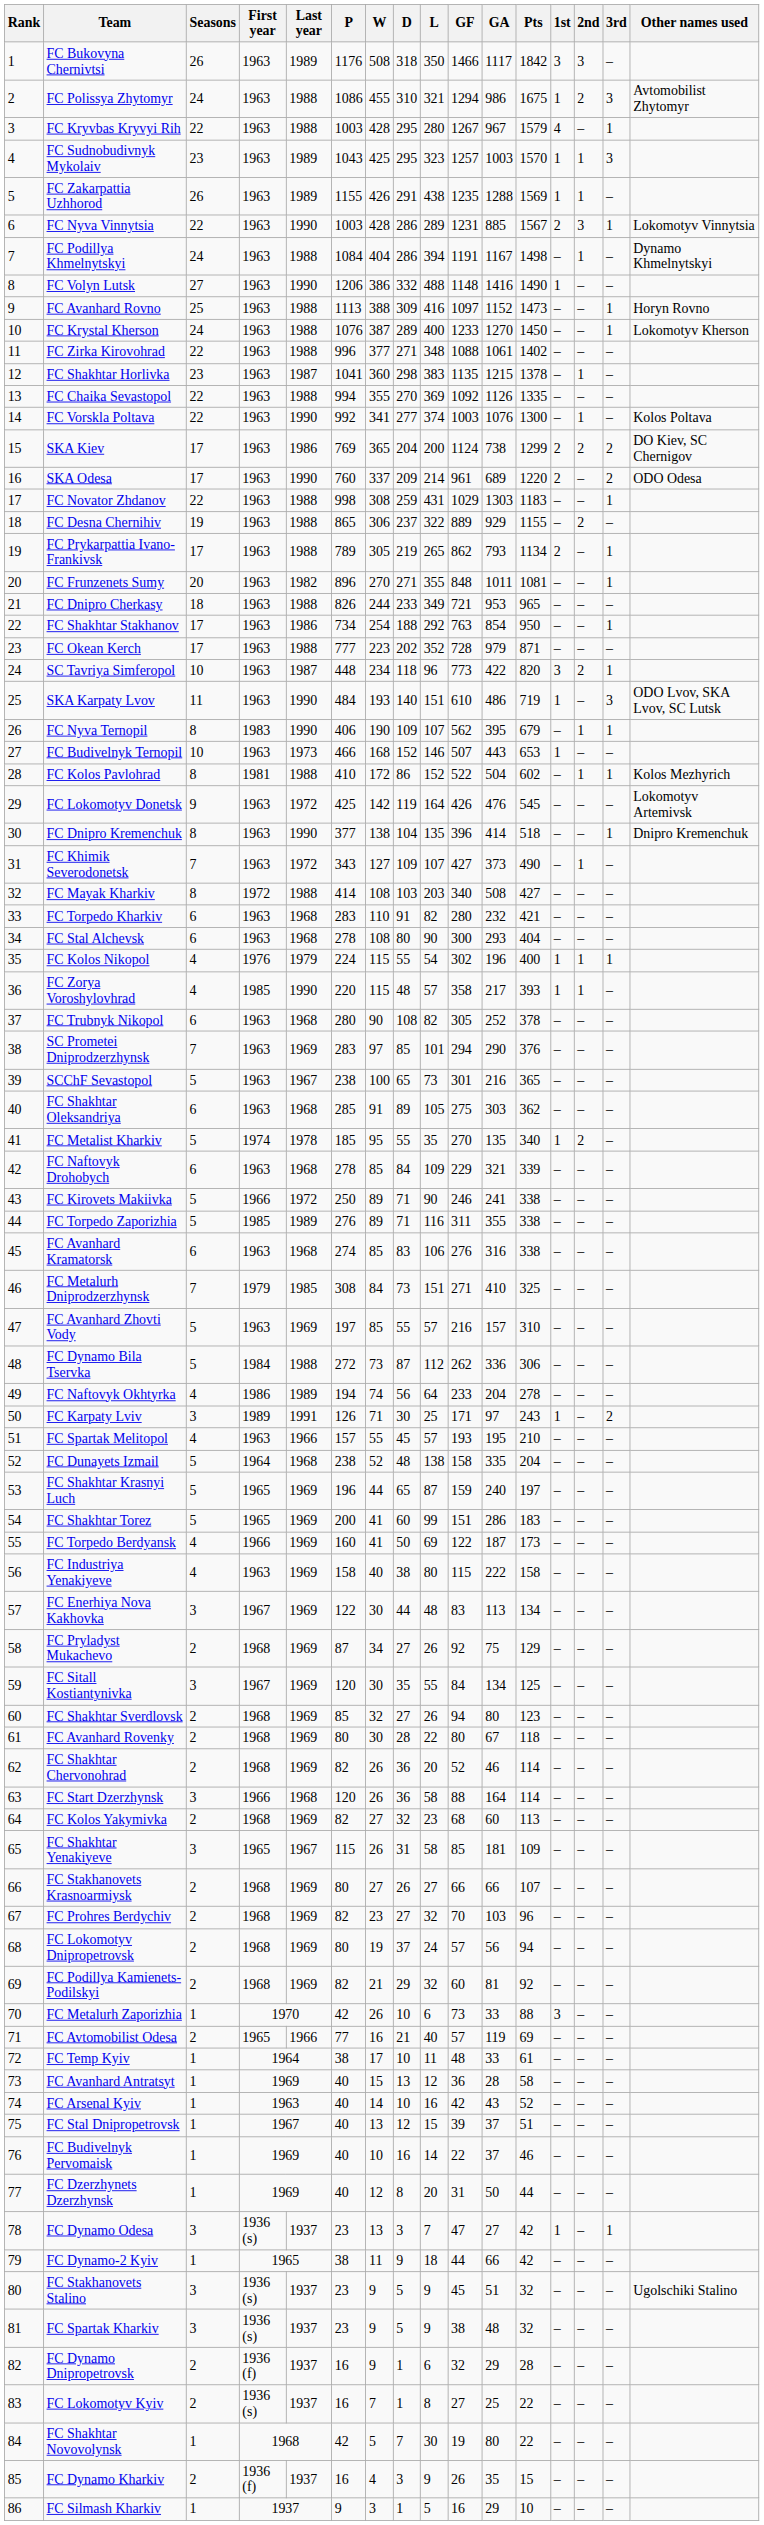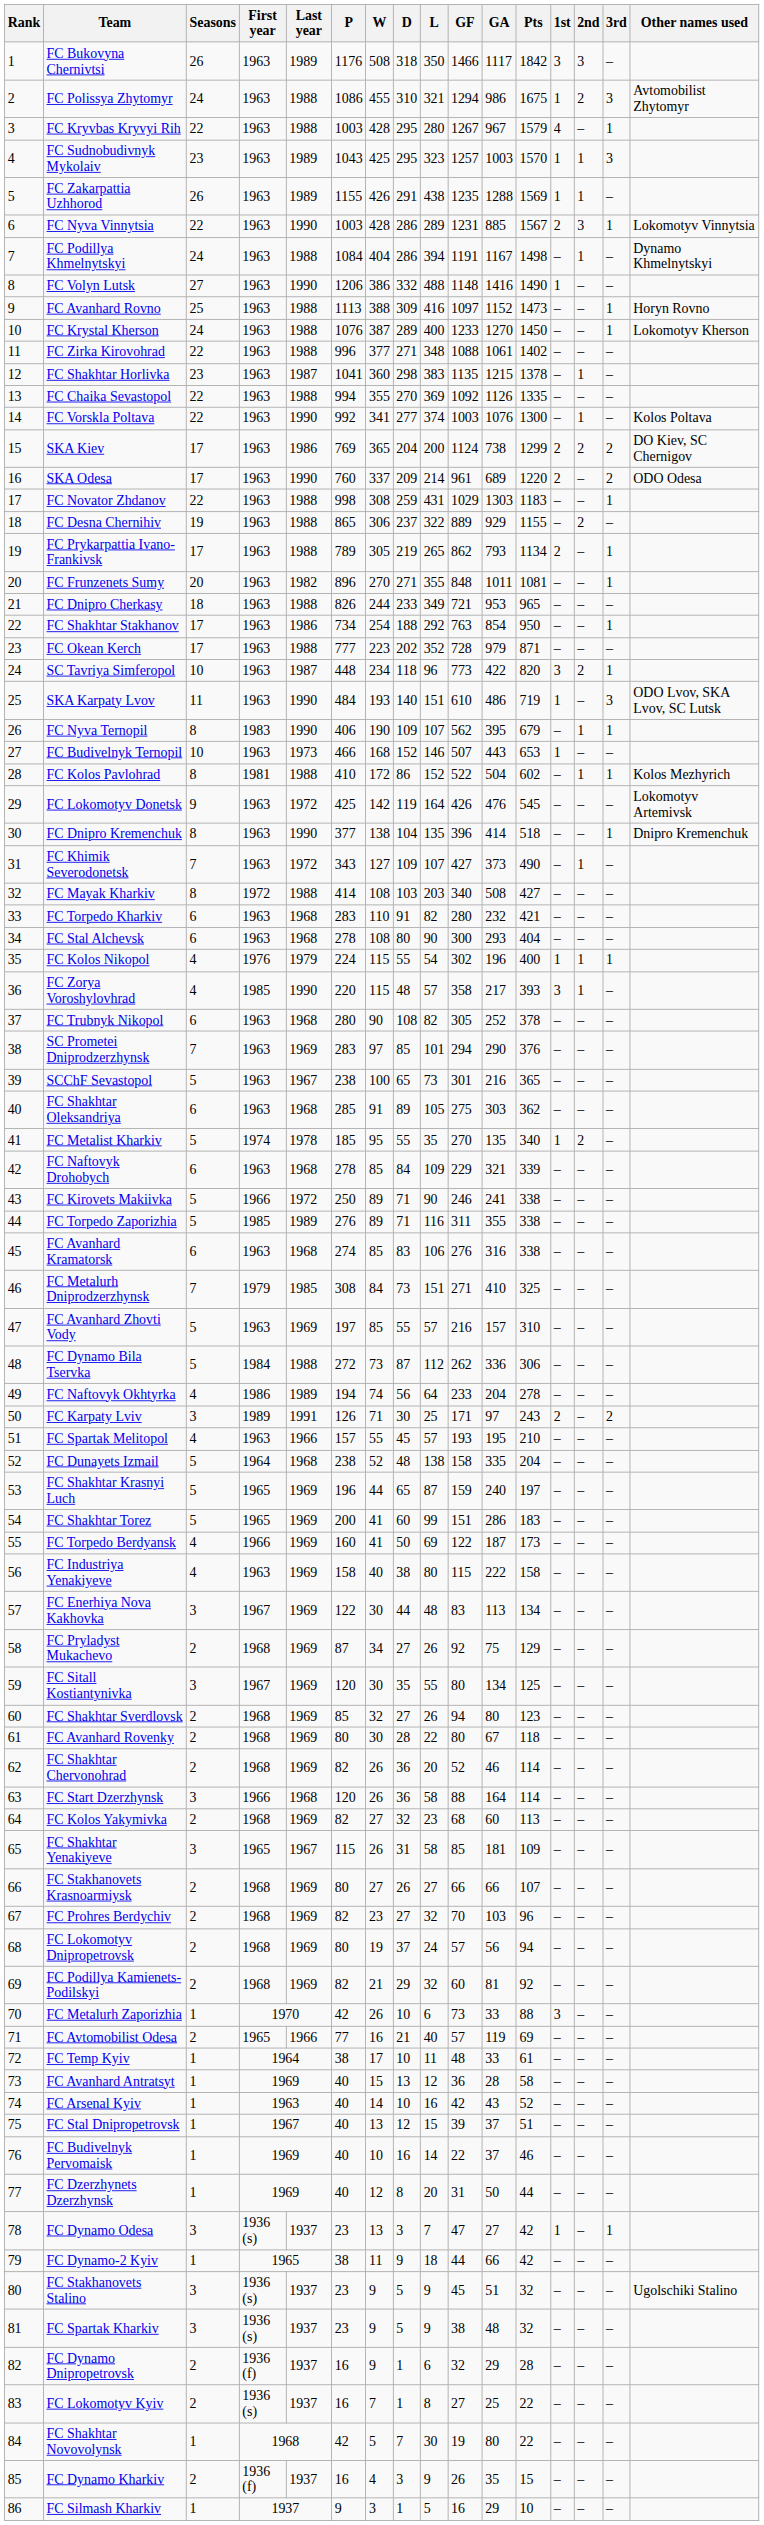(557, 990) 1 -> (557, 990) 3
(557, 1416) 1 -> (557, 1416) 2
(458, 1686) 84 -> (458, 1686) 80
